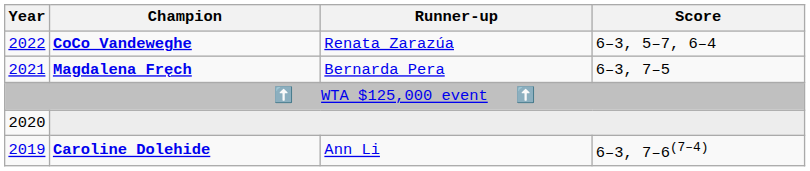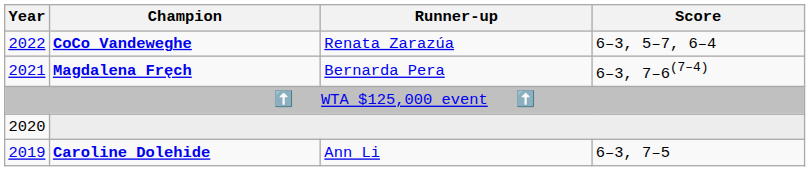(633, 69) 6–3, 7–5 -> (652, 71) 6–3, 7–6(7–4)
(652, 150) 6–3, 7–6(7–4) -> (633, 152) 6–3, 7–5
